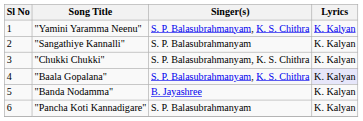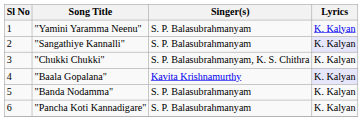(230, 28) S. P. Balasubrahmanyam, K. S. Chithra -> (201, 28) S. P. Balasubrahmanyam
(335, 44) no background -> (335, 44) lavender background
(230, 76) S. P. Balasubrahmanyam, K. S. Chithra -> (196, 76) Kavita Krishnamurthy
(176, 92) B. Jayashree -> (201, 92) S. P. Balasubrahmanyam
